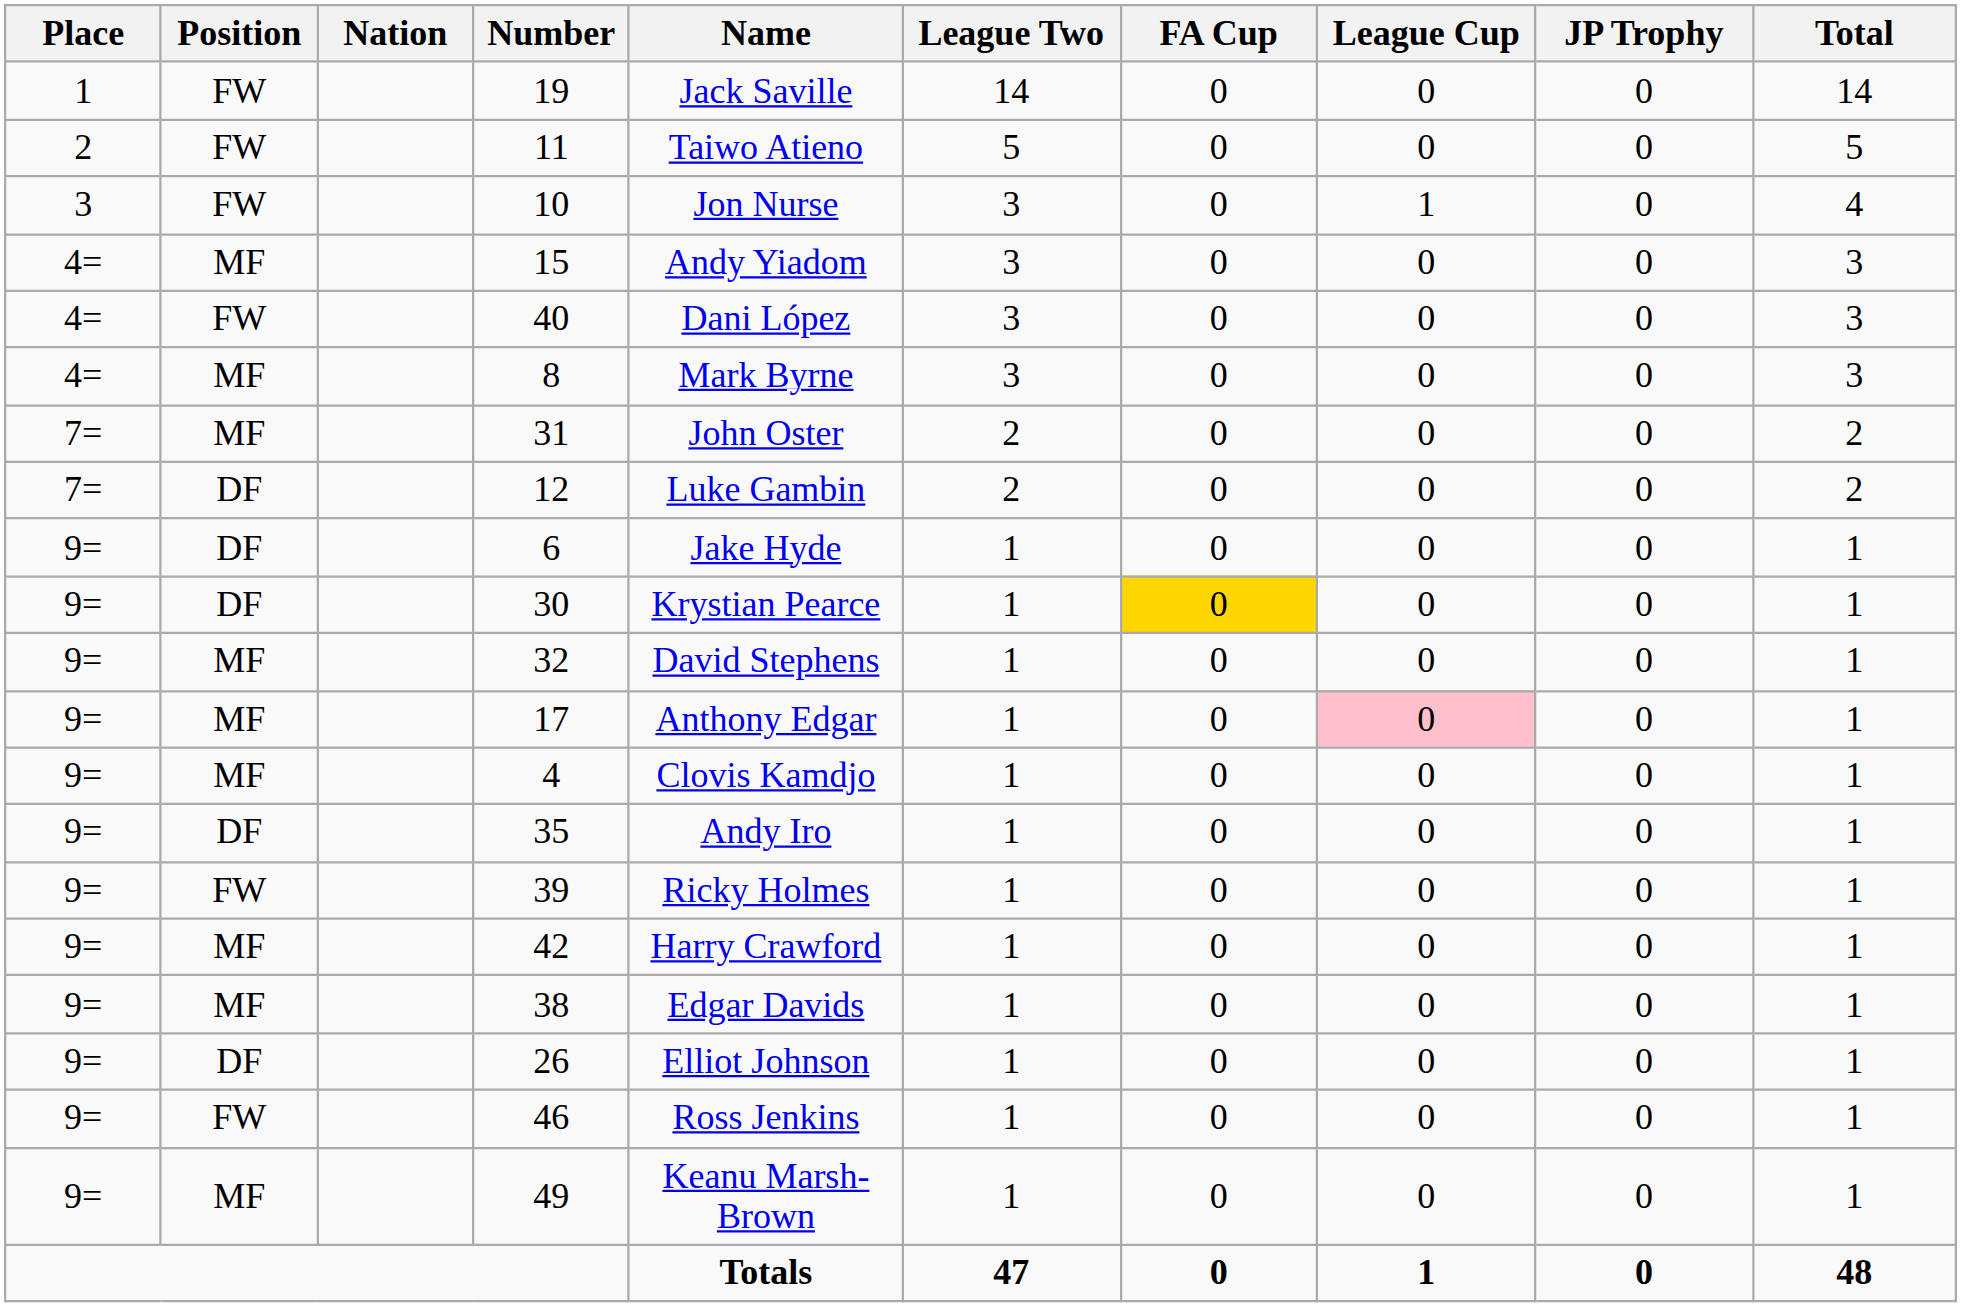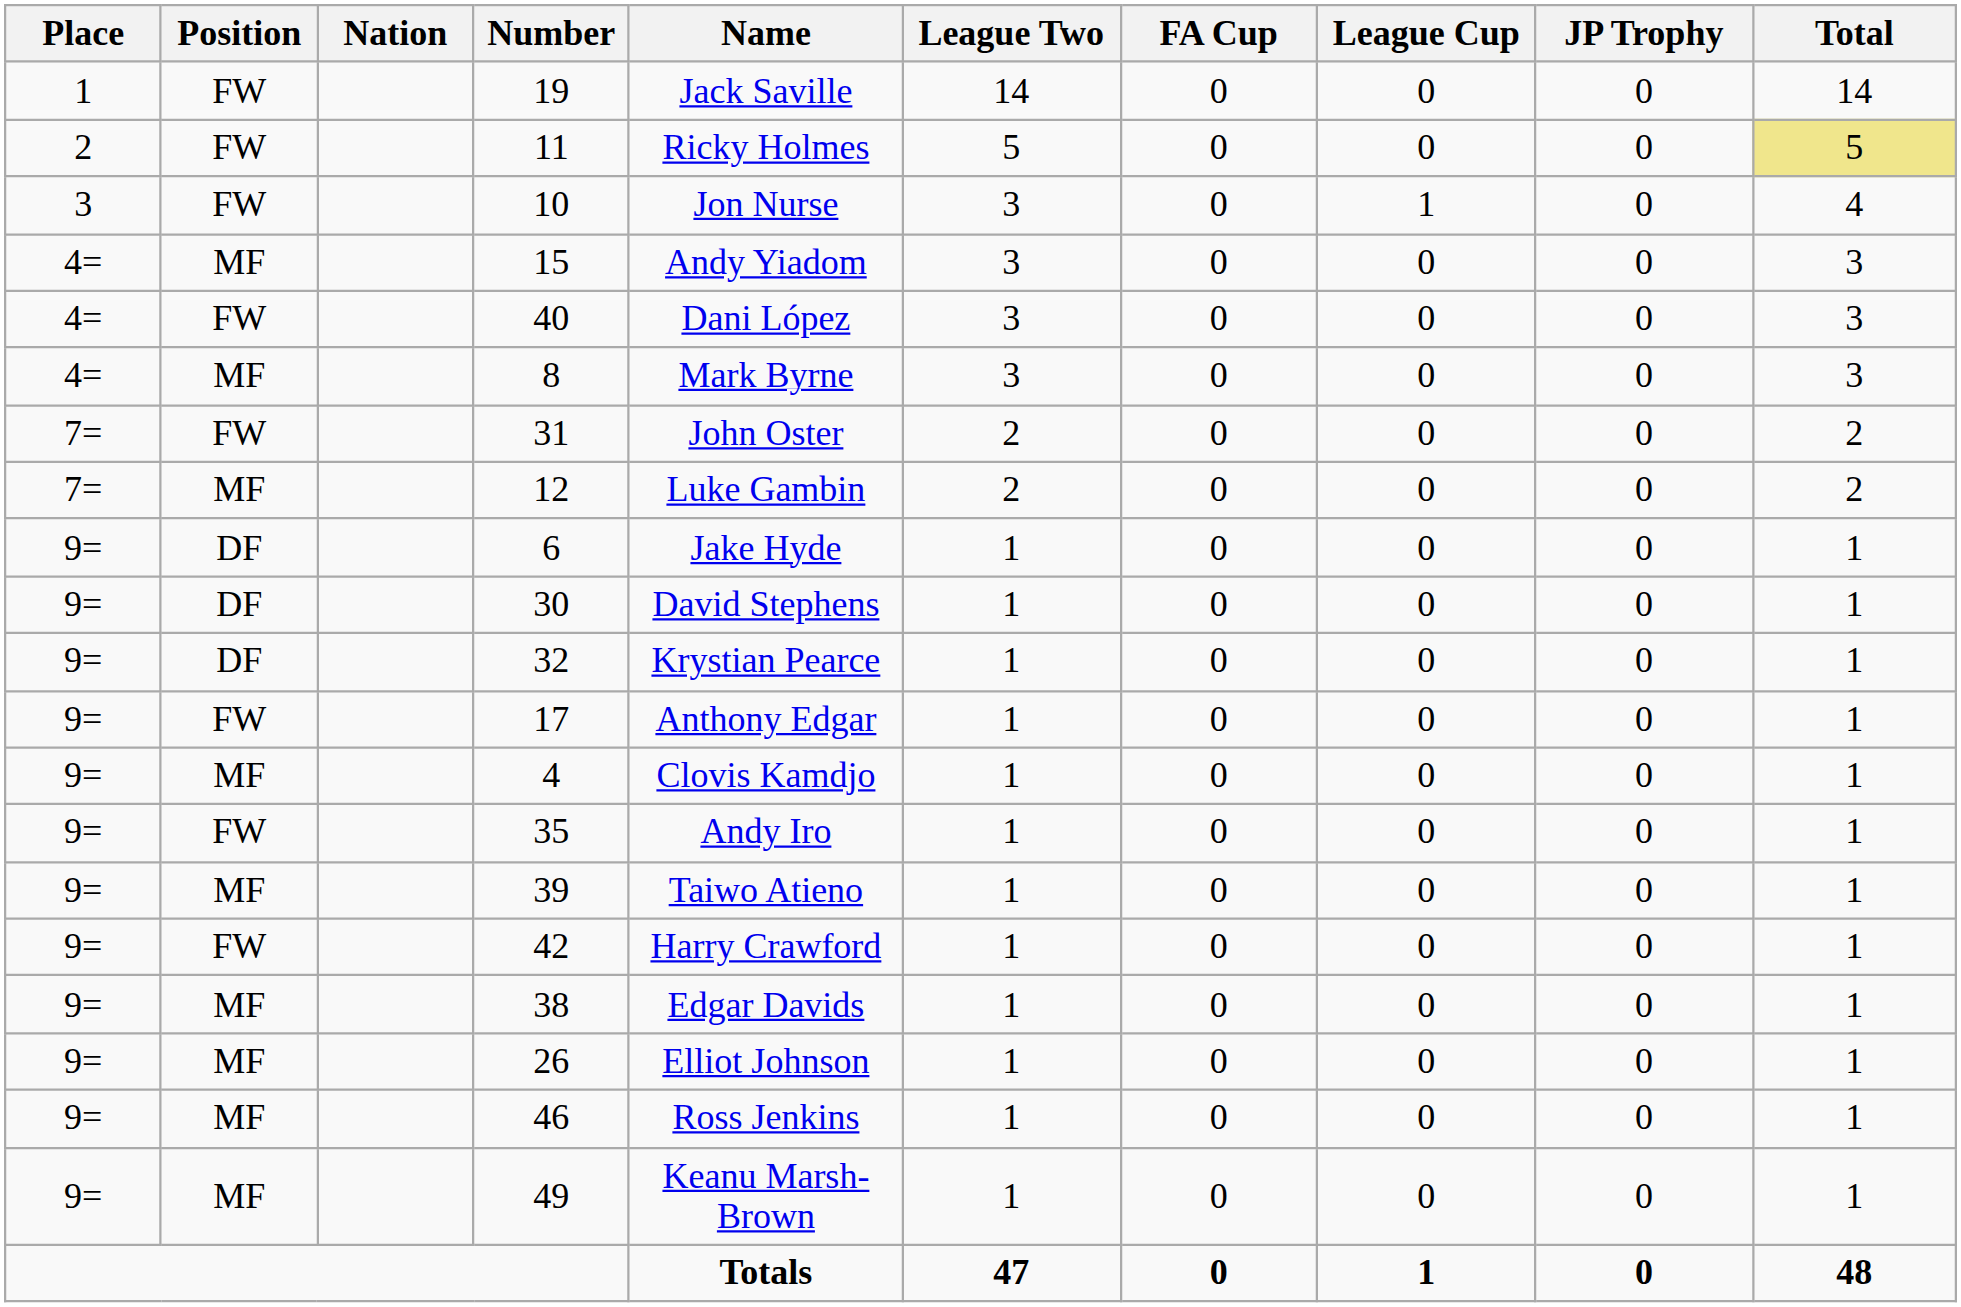(766, 147) Taiwo Atieno -> (766, 147) Ricky Holmes
(1854, 147) no background -> (1854, 147) khaki background
(239, 432) MF -> (239, 432) FW
(239, 489) DF -> (239, 489) MF
(766, 603) Krystian Pearce -> (766, 603) David Stephens
(1219, 603) gold background -> (1219, 603) no background
(239, 661) MF -> (239, 661) DF
(766, 661) David Stephens -> (766, 661) Krystian Pearce
(239, 718) MF -> (239, 718) FW
(1426, 718) pink background -> (1426, 718) no background
(239, 832) DF -> (239, 832) FW
(239, 889) FW -> (239, 889) MF
(766, 889) Ricky Holmes -> (766, 889) Taiwo Atieno
(239, 946) MF -> (239, 946) FW
(239, 1060) DF -> (239, 1060) MF
(239, 1117) FW -> (239, 1117) MF
